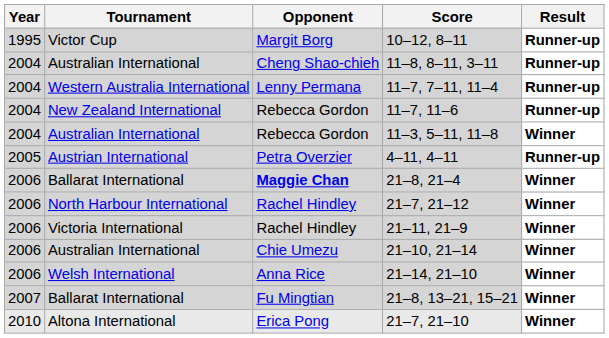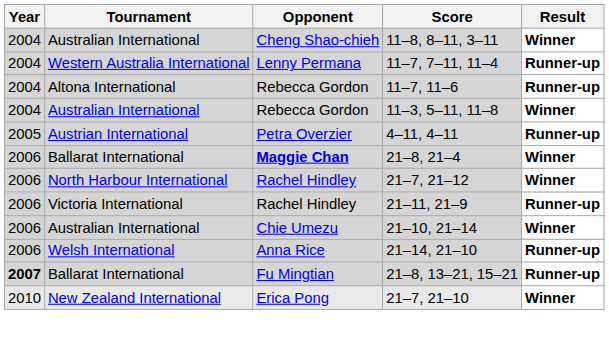- row: (427, 40)
(563, 63) Runner-up -> (550, 40) Winner
(134, 110) New Zealand International -> (112, 87) Altona International
(550, 228) Winner -> (563, 204) Runner-up
(550, 274) Winner -> (563, 251) Runner-up
(24, 298) normal -> (24, 274) bold
(550, 298) Winner -> (563, 274) Runner-up
(112, 321) Altona International -> (134, 298) New Zealand International
